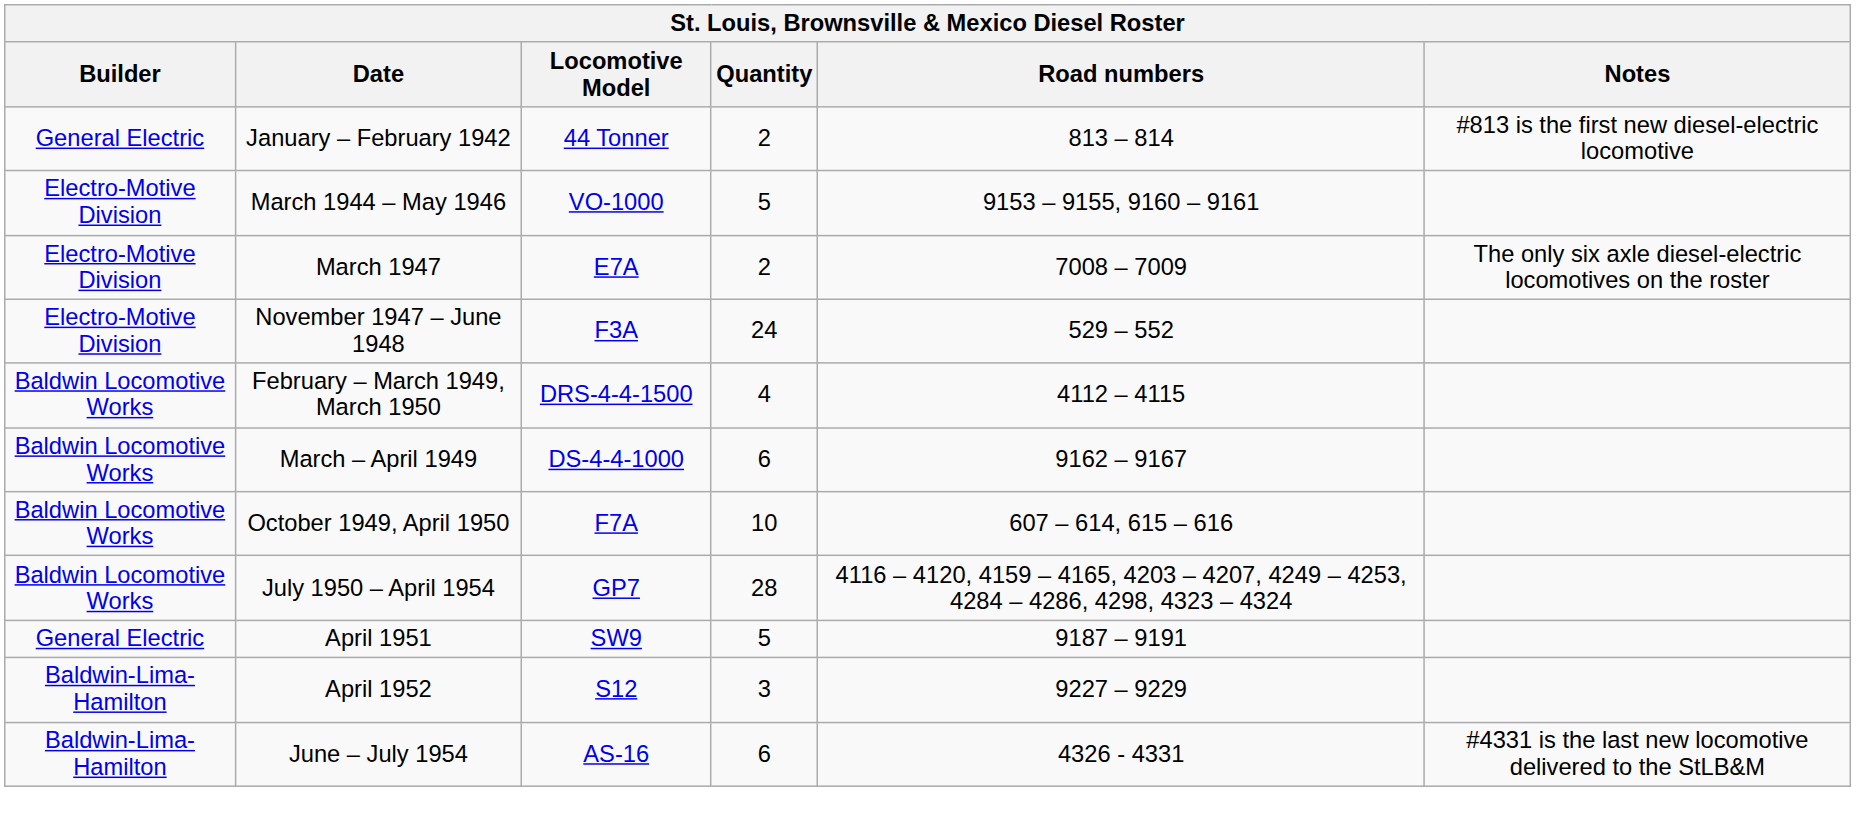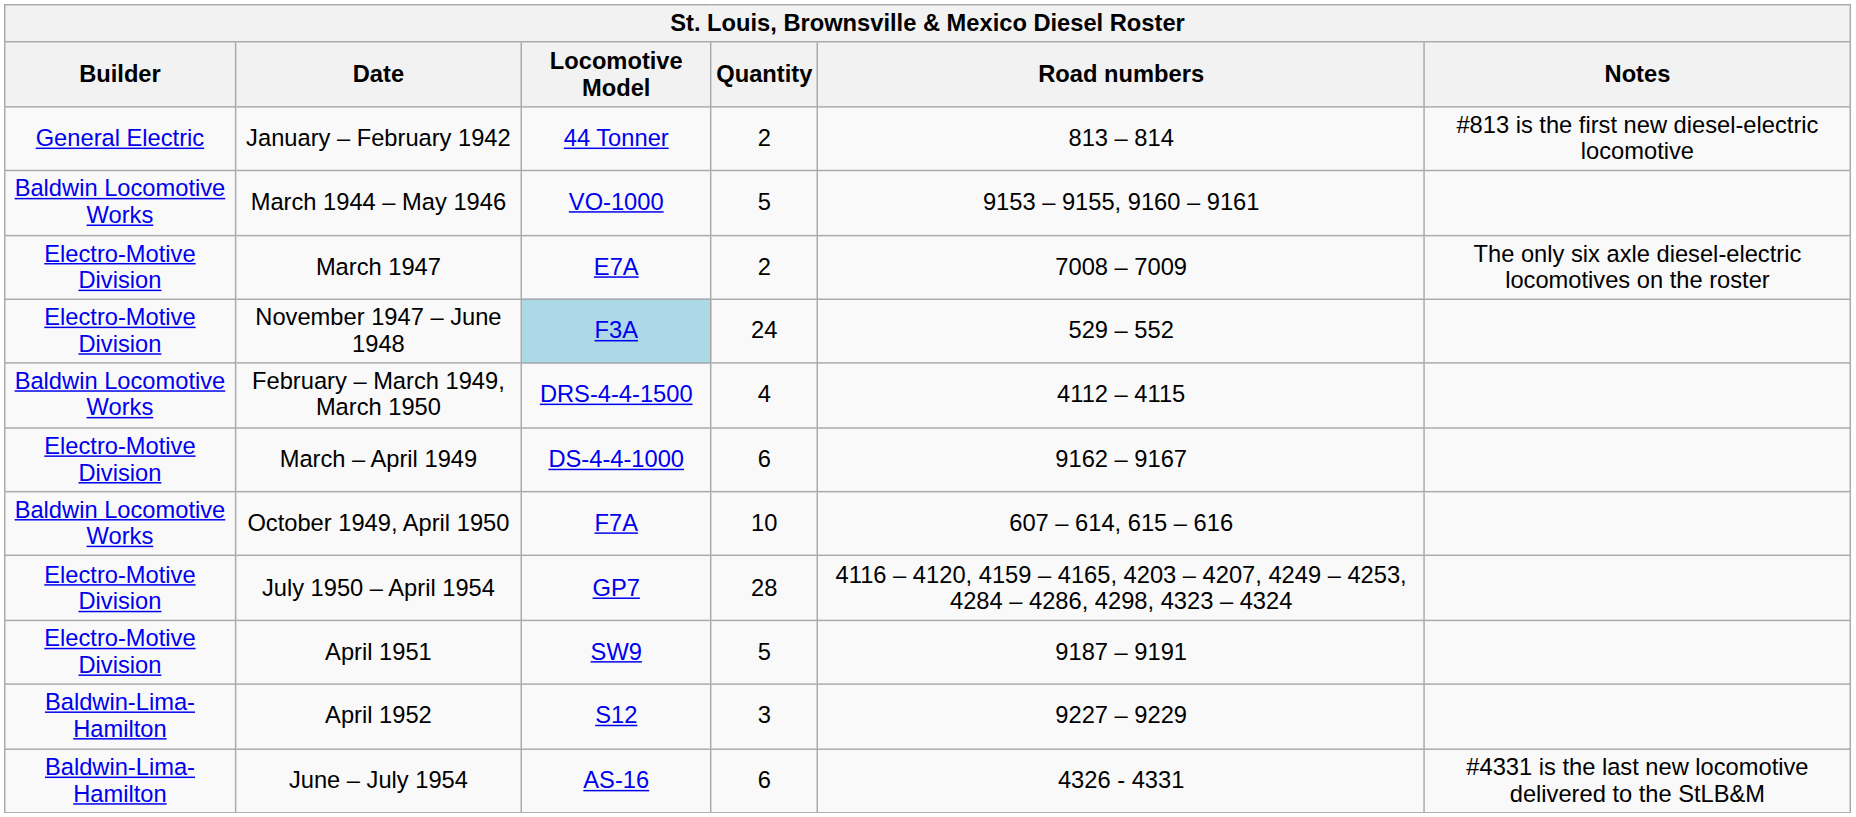(120, 202) Electro-Motive Division -> (120, 202) Baldwin Locomotive Works
(616, 330) no background -> (616, 330) lightblue background
(120, 459) Baldwin Locomotive Works -> (120, 459) Electro-Motive Division
(120, 587) Baldwin Locomotive Works -> (120, 587) Electro-Motive Division
(120, 638) General Electric -> (120, 651) Electro-Motive Division
